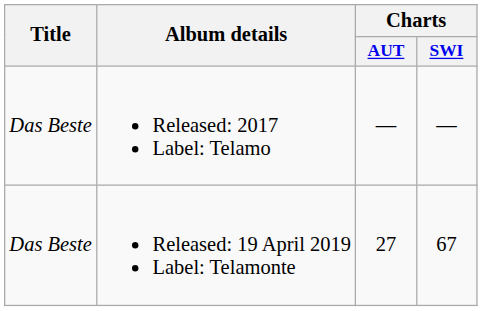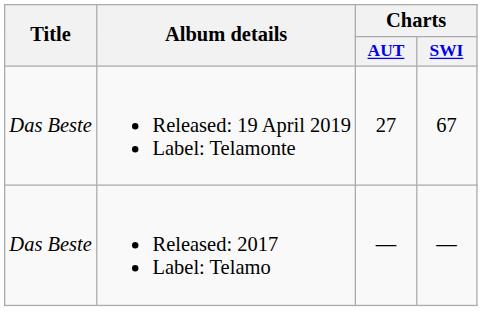rows swapped: (226, 137) <-> (226, 257)
